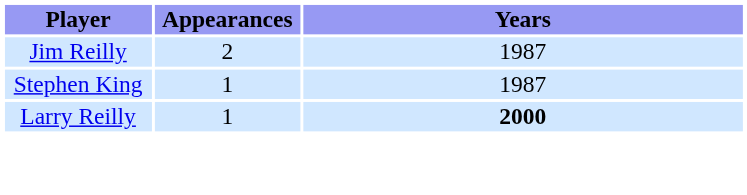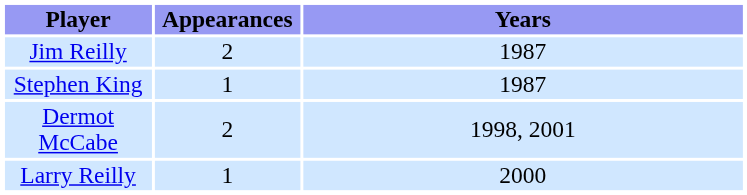+ row: (78, 129)
(523, 116) bold -> (523, 175) normal
